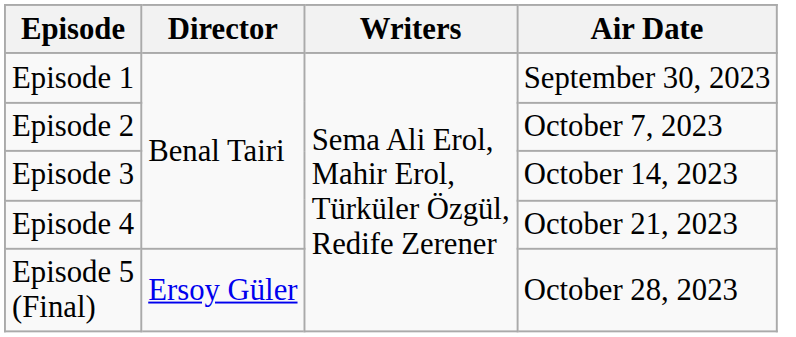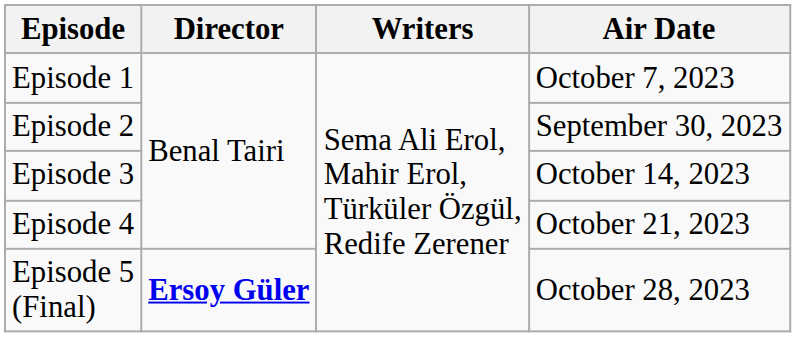(647, 77) September 30, 2023 -> (635, 77) October 7, 2023
(623, 126) October 7, 2023 -> (659, 126) September 30, 2023
(223, 289) normal -> (229, 289) bold
